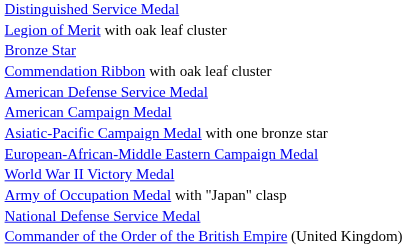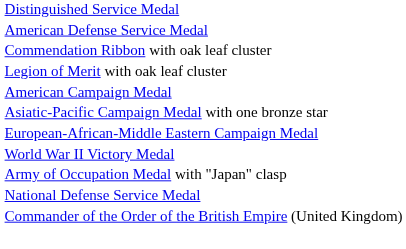rows swapped: (116, 29) <-> (106, 92)
- row: (40, 50)
